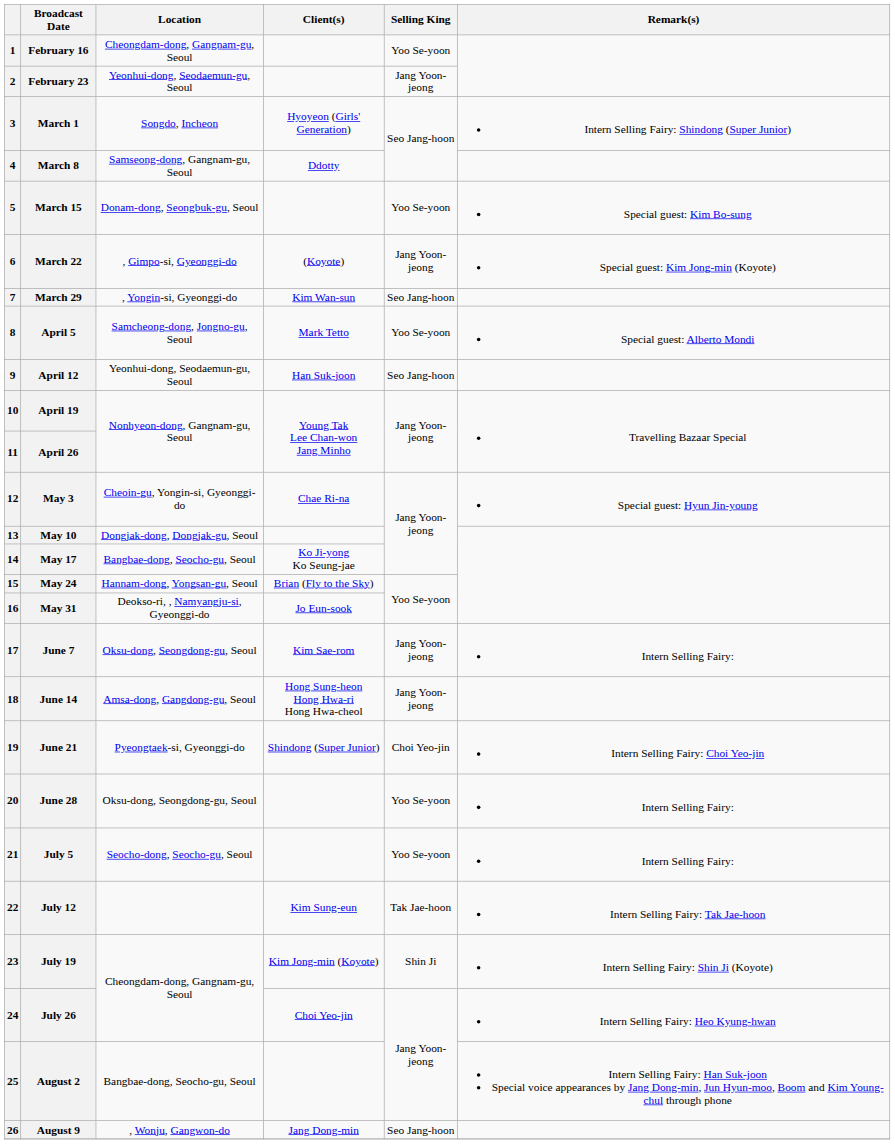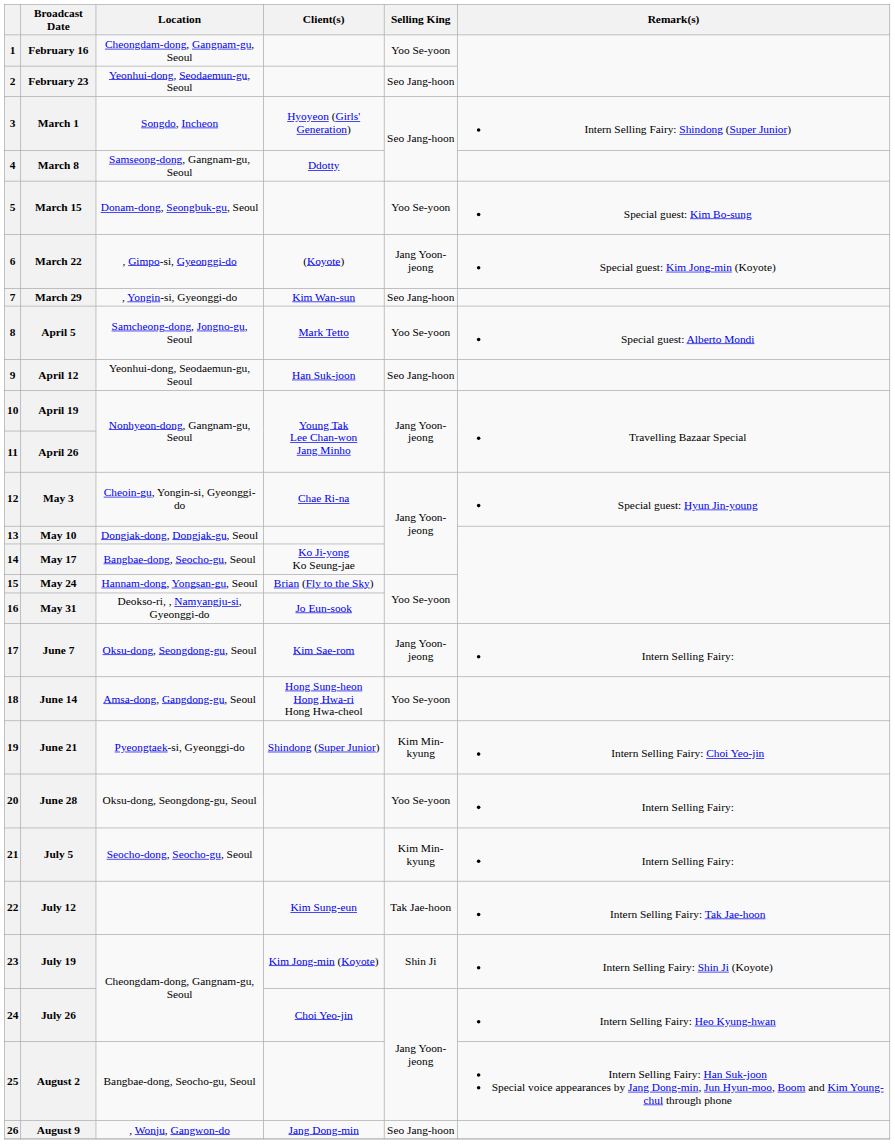(421, 81) Jang Yoon-jeong -> (421, 81) Seo Jang-hoon
(421, 698) Jang Yoon-jeong -> (421, 698) Yoo Se-yoon
(421, 747) Choi Yeo-jin -> (421, 747) Kim Min-kyung
(421, 854) Yoo Se-yoon -> (421, 854) Kim Min-kyung
